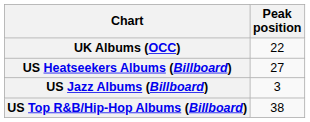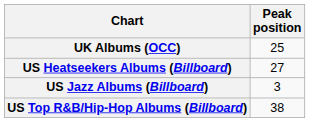(277, 48) 22 -> (277, 48) 25
